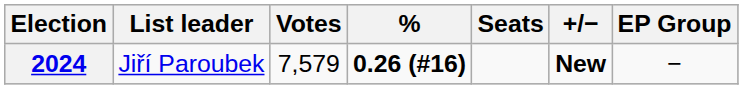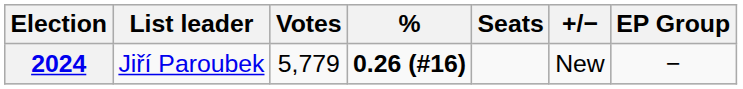(309, 63) 7,579 -> (309, 63) 5,779
(581, 63) bold -> (580, 63) normal
